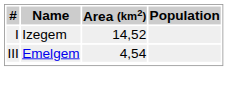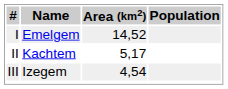(44, 35) Izegem -> (51, 35) Emelgem
+ row: (15, 53)
(51, 53) Emelgem -> (44, 72) Izegem
